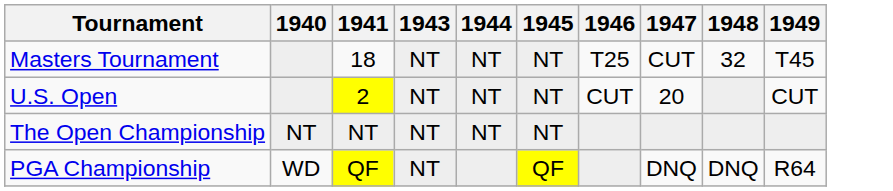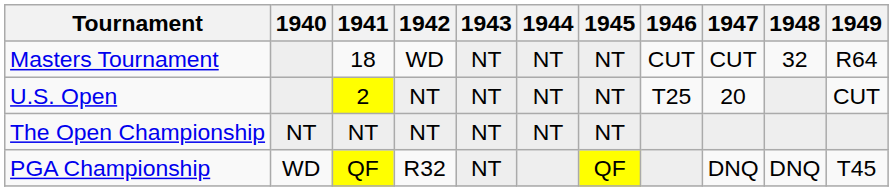+ column: (425, 23)
(610, 59) T25 -> (671, 59) CUT
(795, 59) T45 -> (857, 59) R64
(610, 96) CUT -> (671, 96) T25
(795, 168) R64 -> (857, 168) T45
